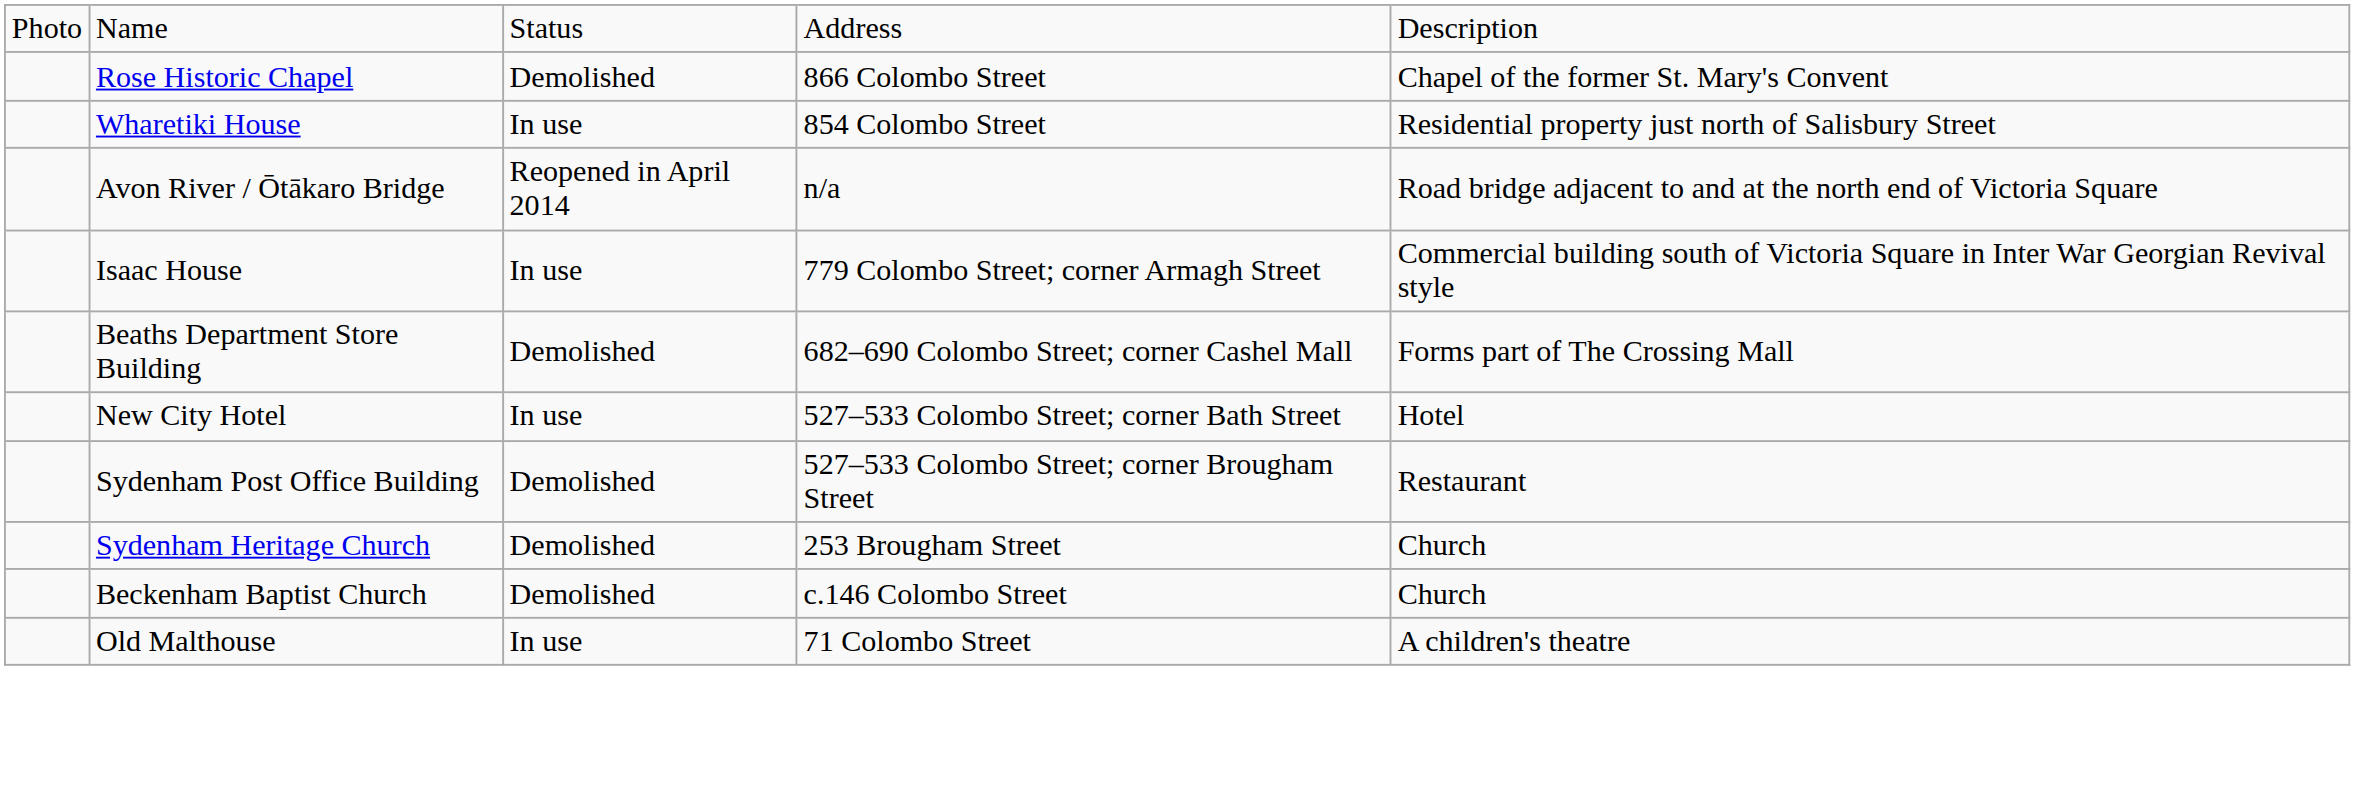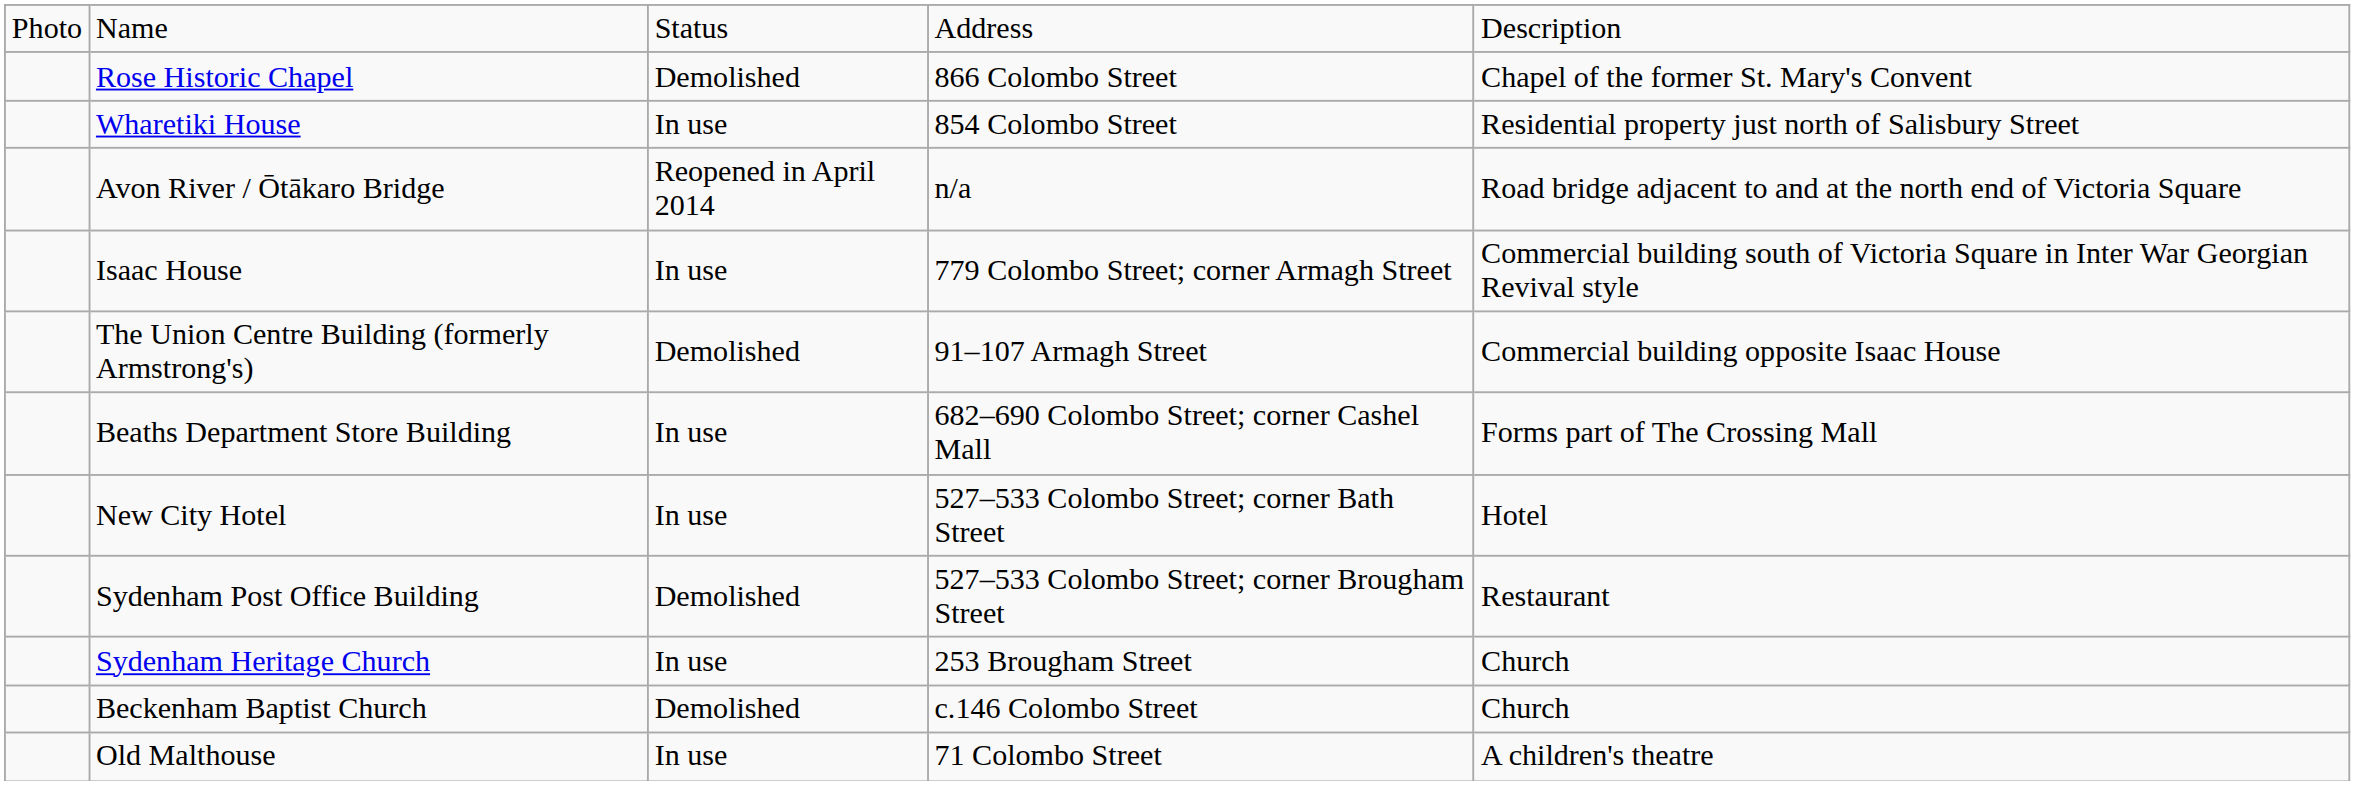+ row: (322, 351)
(582, 351) Demolished -> (691, 433) In use
(582, 545) Demolished -> (691, 660) In use
